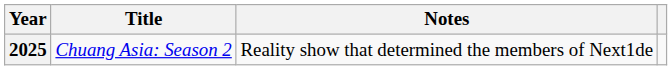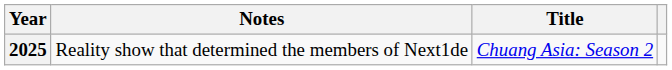columns swapped: (144, 19) <-> (447, 19)
